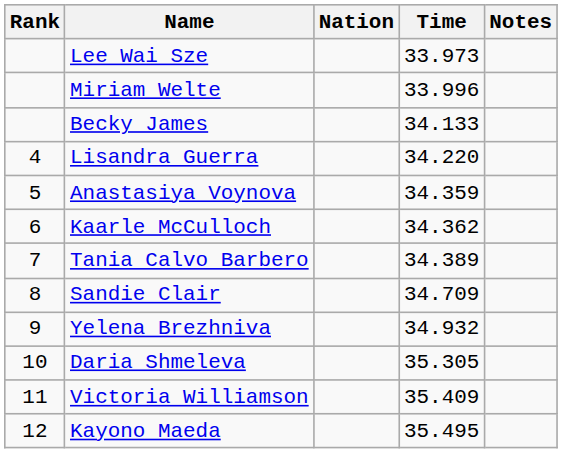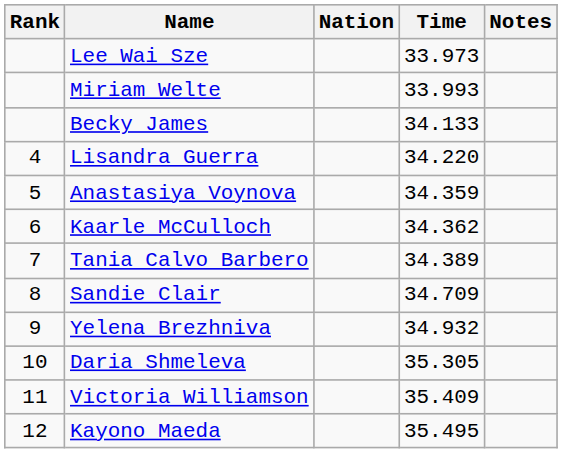(442, 90) 33.996 -> (442, 90) 33.993
